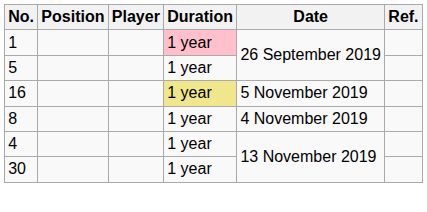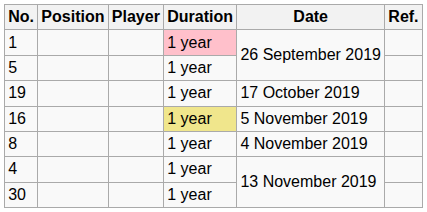+ row: (17, 93)
